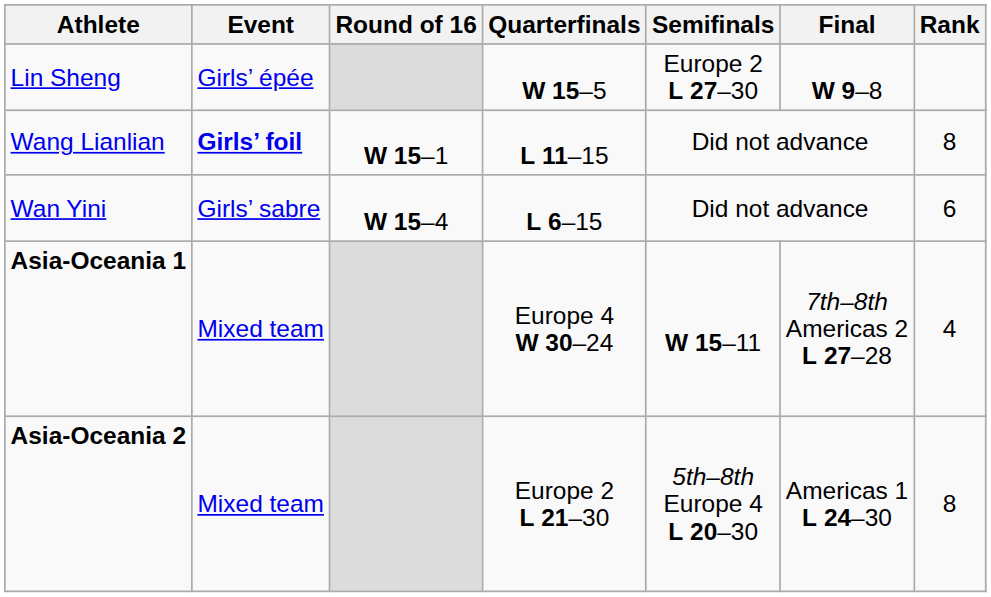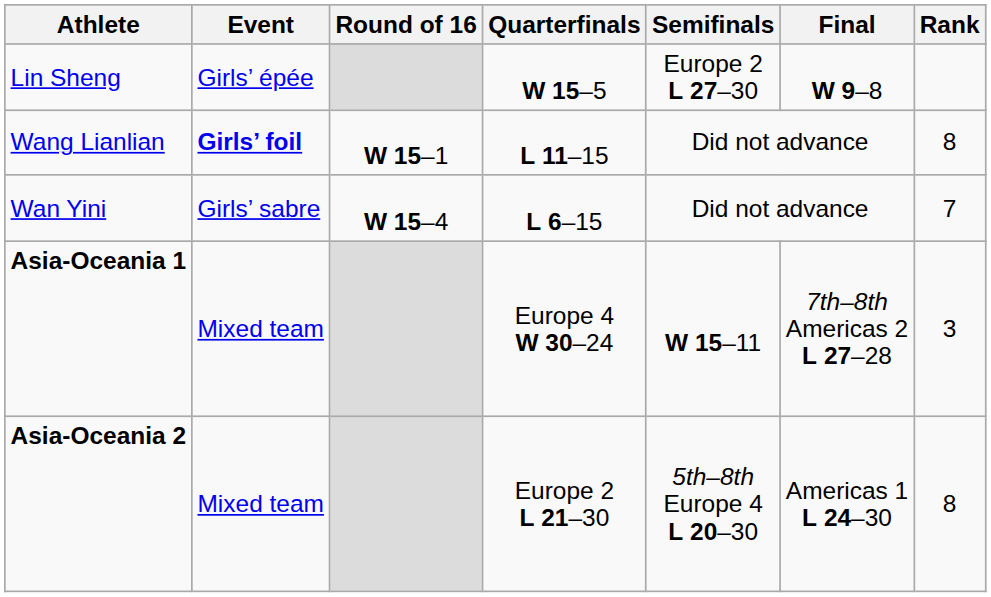(950, 209) 6 -> (950, 209) 7
(950, 329) 4 -> (950, 329) 3
